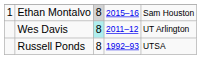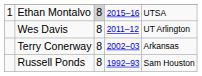(169, 13) Sam Houston -> (155, 13) UTSA
(99, 29) paleturquoise background -> (99, 29) no background
+ row: (54, 46)
(154, 46) UTSA -> (169, 63) Sam Houston
